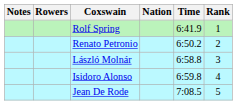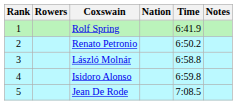columns swapped: (218, 12) <-> (19, 12)
